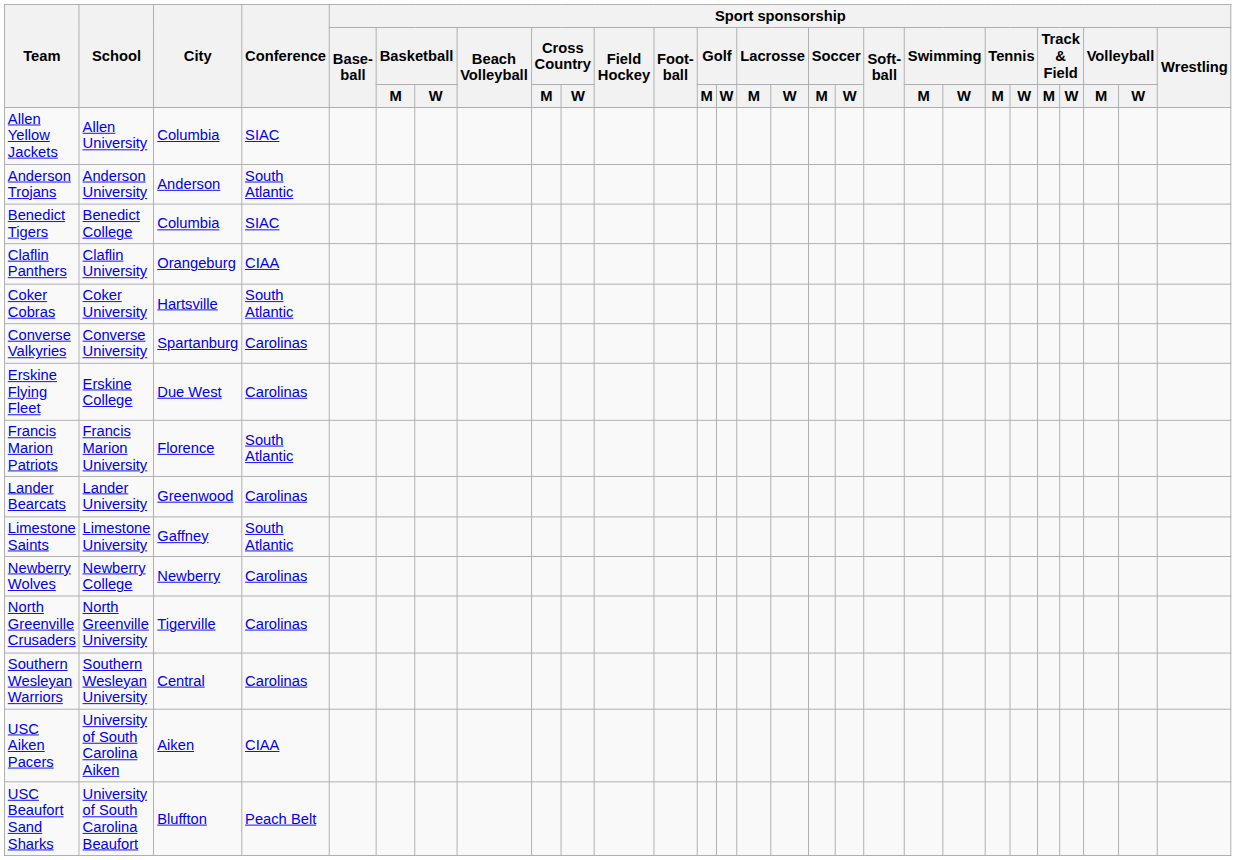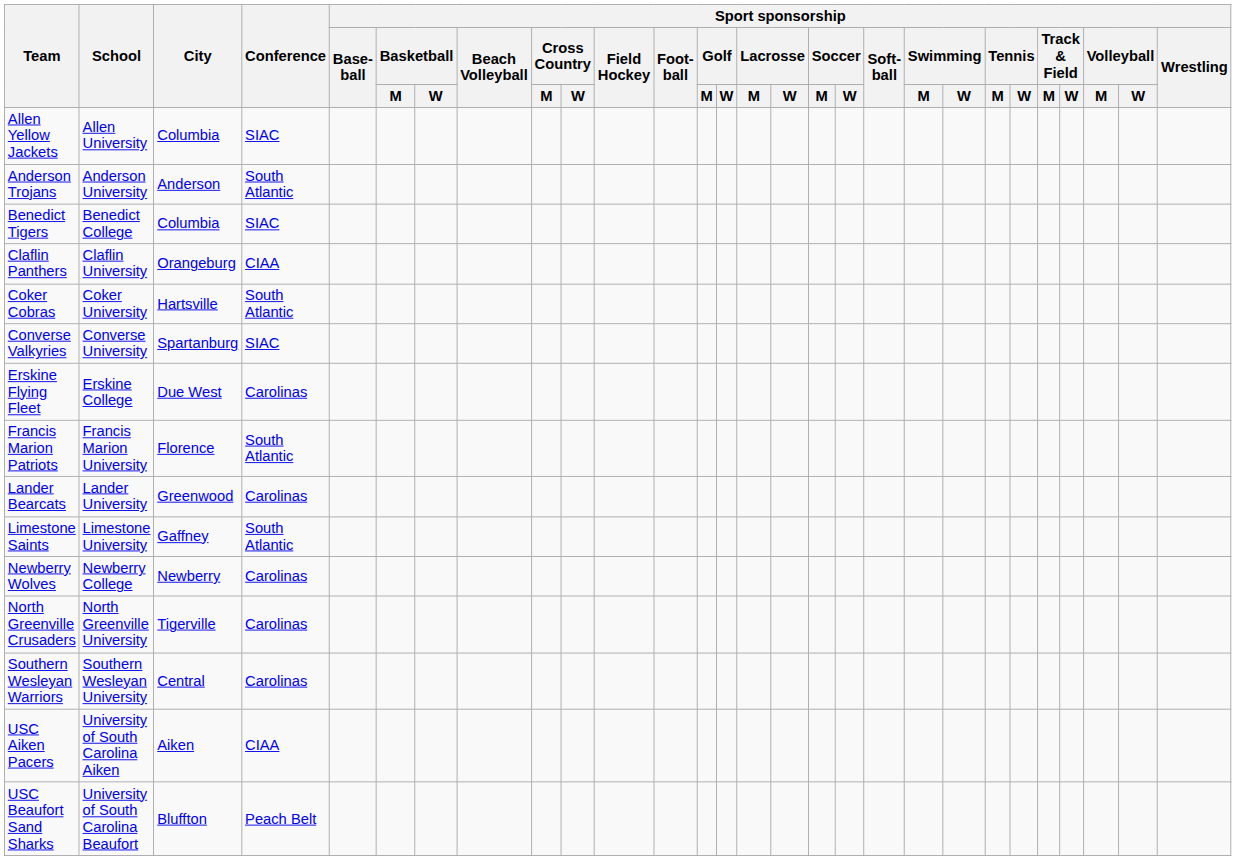(276, 343) Carolinas -> (262, 343) SIAC
